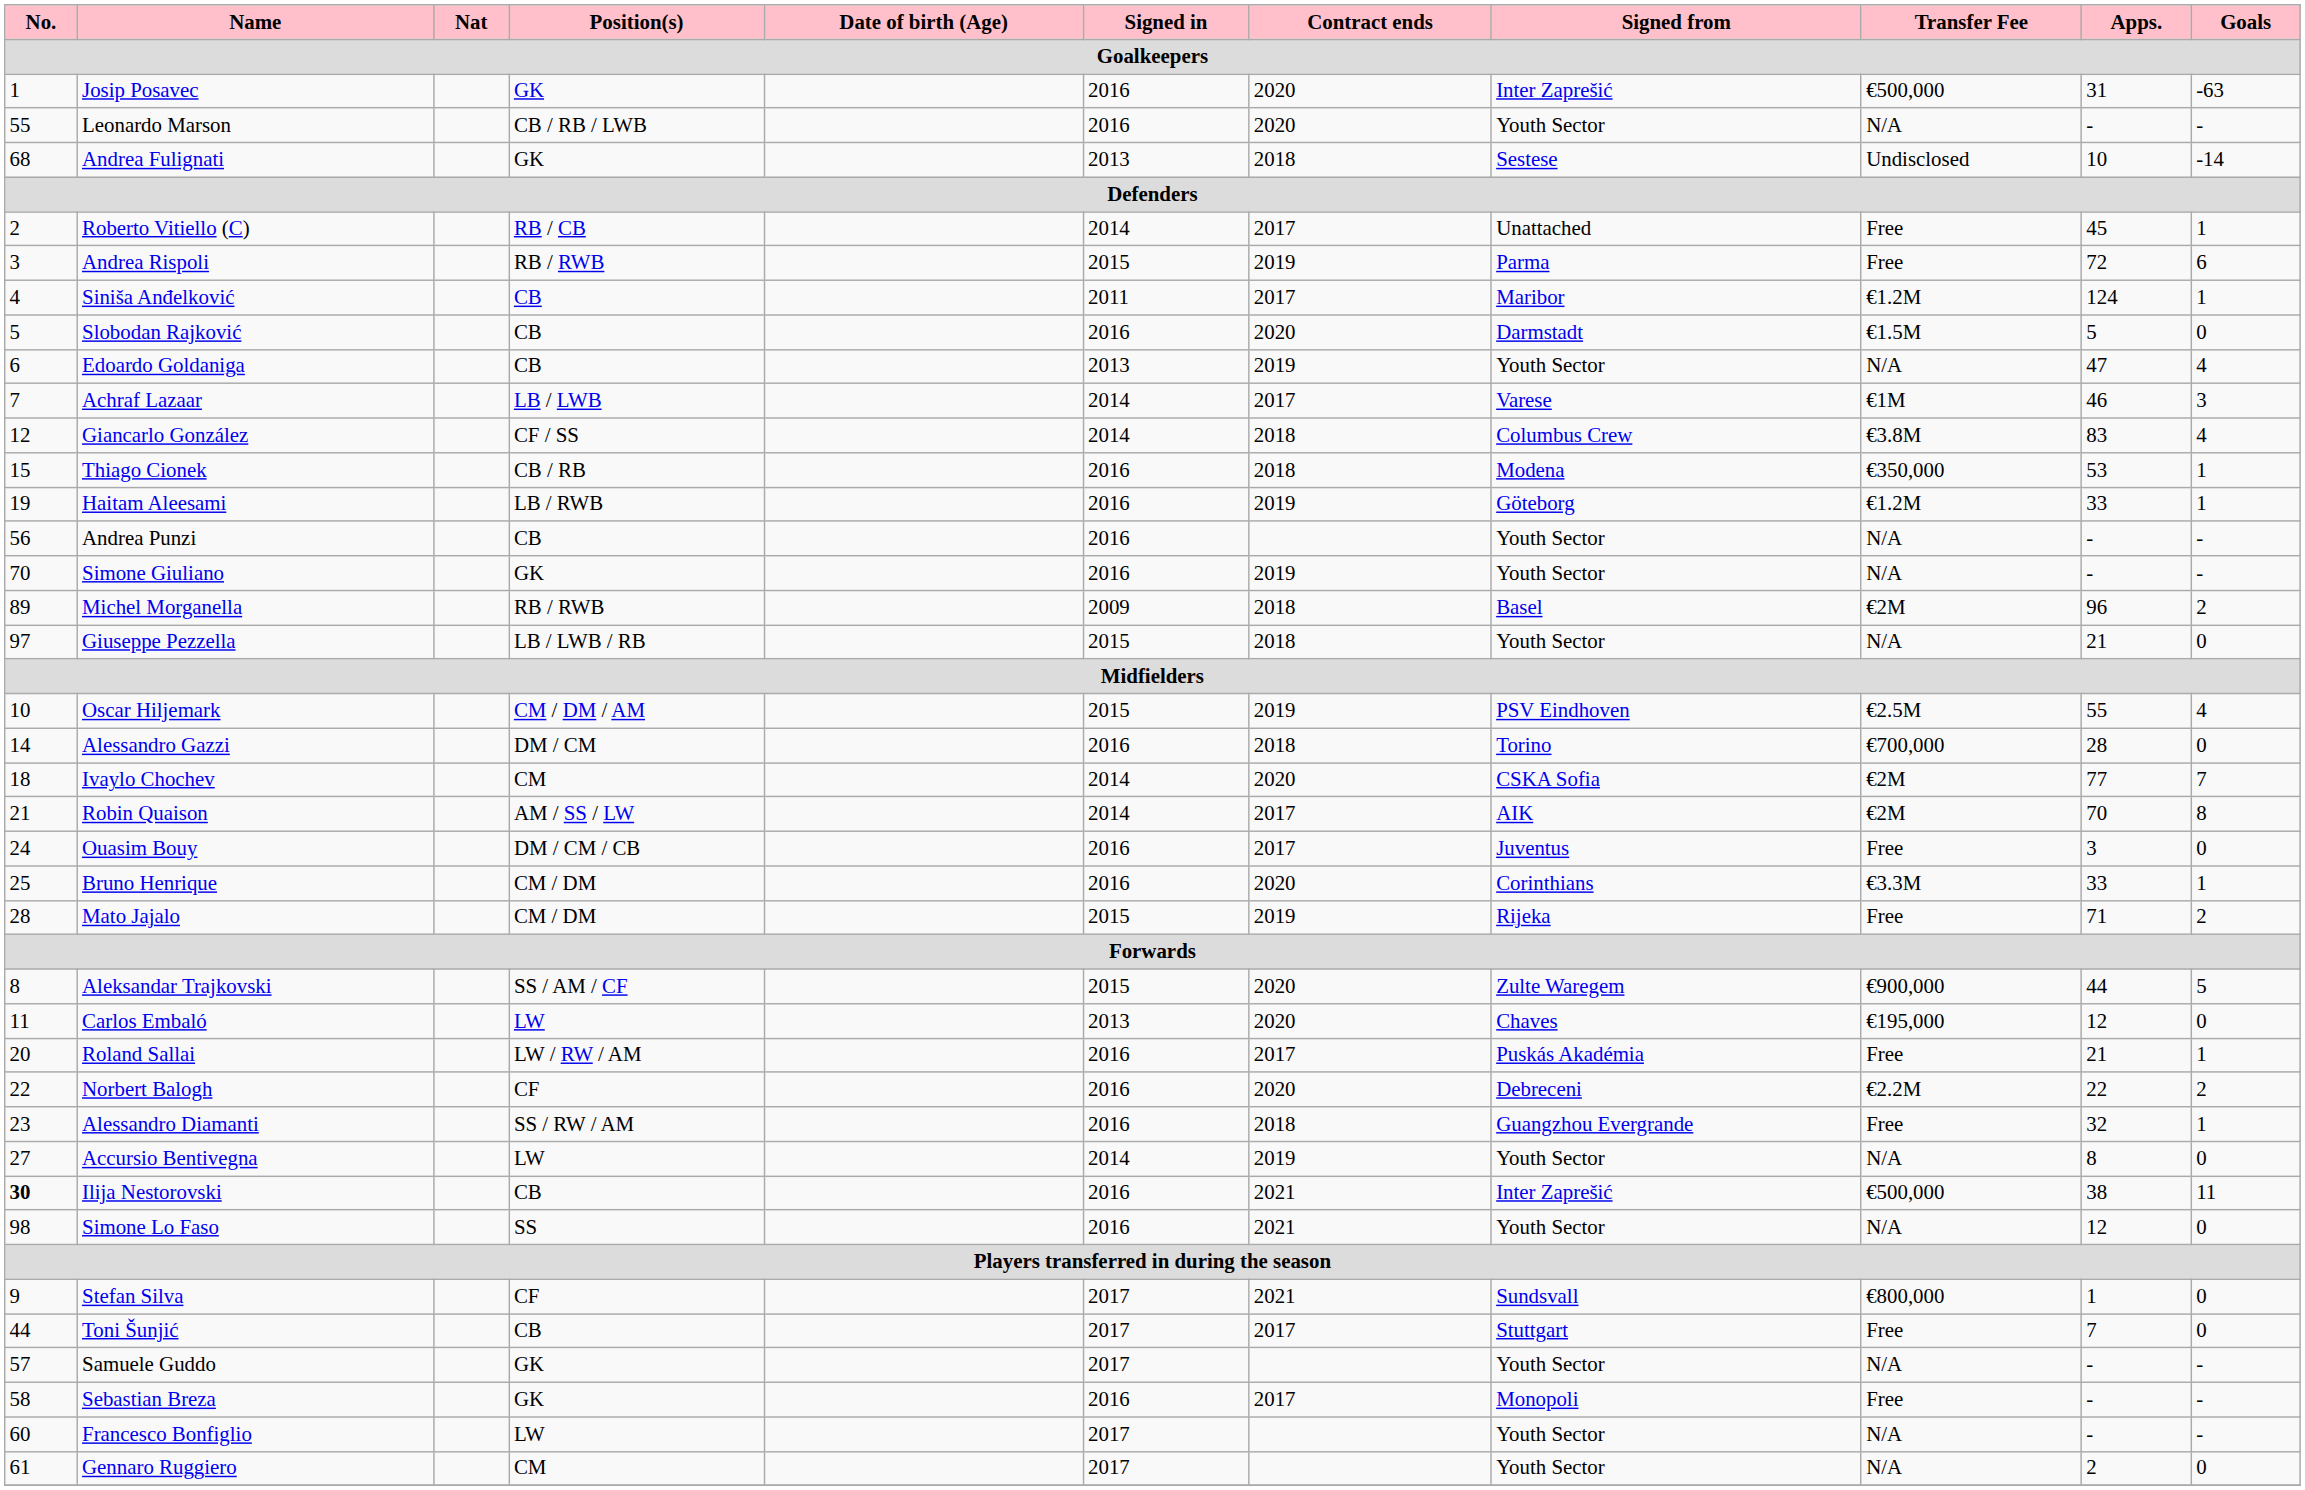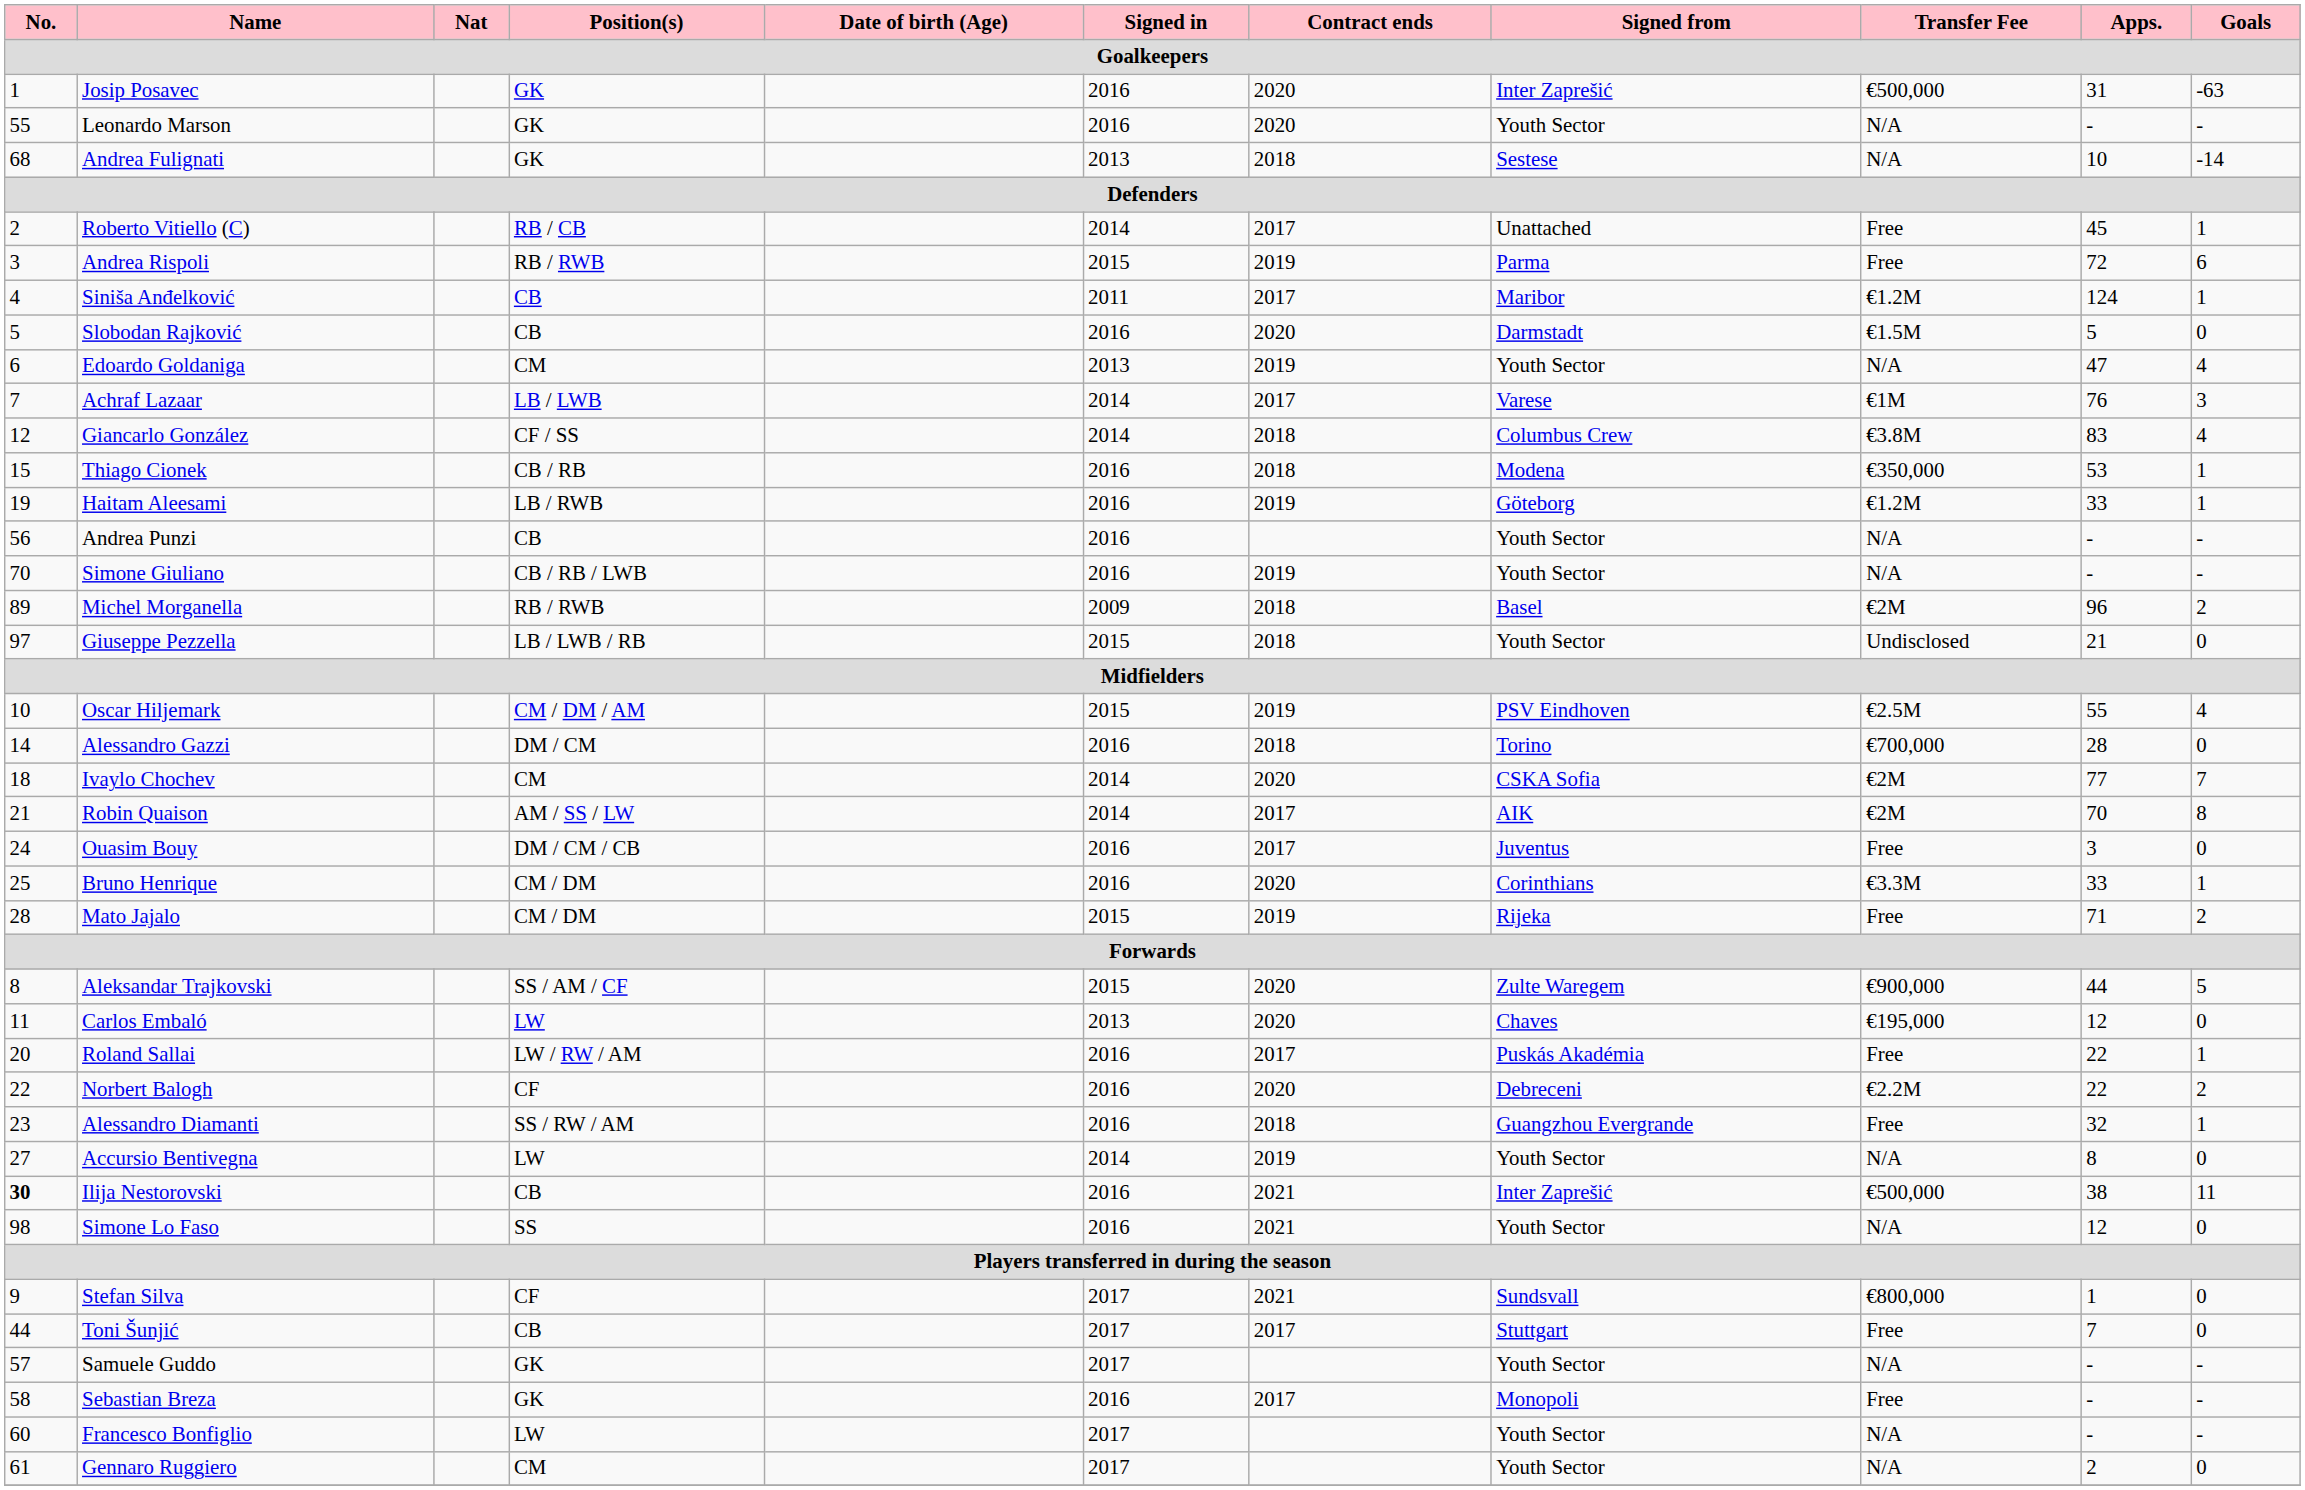(580, 125) CB / RB / LWB -> (529, 125) GK
(1918, 159) Undisclosed -> (1884, 159) N/A
(528, 366) CB -> (530, 366) CM
(2097, 400) 46 -> (2097, 400) 76
(529, 573) GK -> (580, 573) CB / RB / LWB
(1884, 641) N/A -> (1918, 641) Undisclosed
(2097, 1055) 21 -> (2097, 1055) 22
